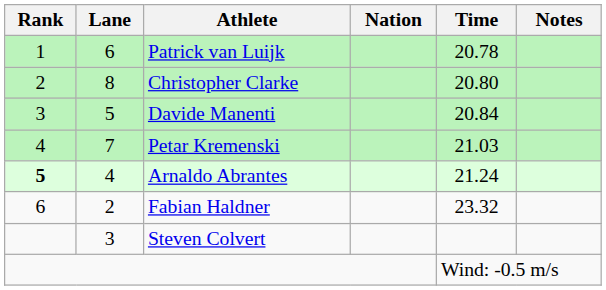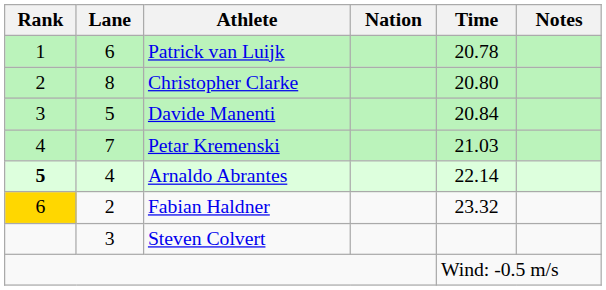(477, 176) 21.24 -> (477, 176) 22.14
(40, 207) no background -> (40, 207) gold background
